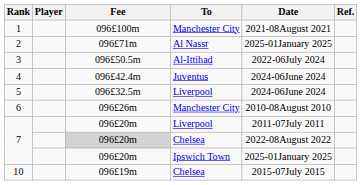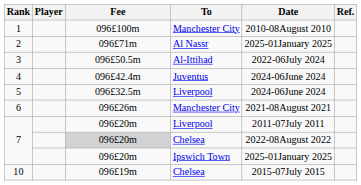(288, 28) 2021-08August 2021 -> (288, 28) 2010-08August 2010
(288, 108) 2010-08August 2010 -> (288, 108) 2021-08August 2021
